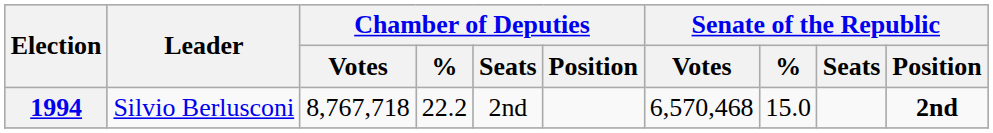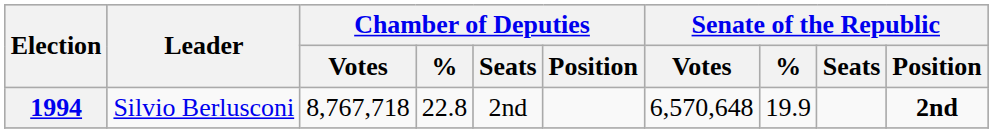(444, 107) 22.2 -> (444, 107) 22.8
(702, 107) 6,570,468 -> (702, 107) 6,570,648
(788, 107) 15.0 -> (788, 107) 19.9
